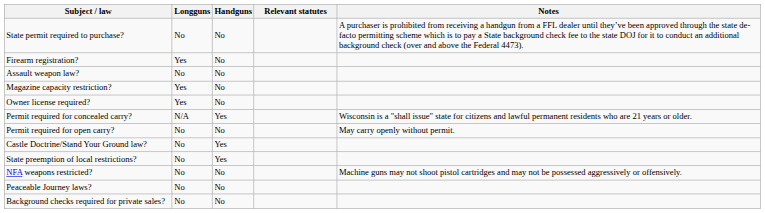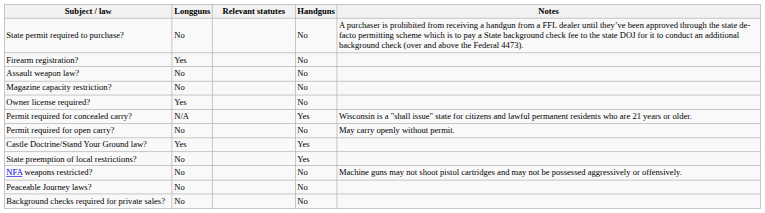columns swapped: (233, 11) <-> (295, 11)
(180, 87) Yes -> (179, 87) No
(179, 144) No -> (180, 144) Yes
